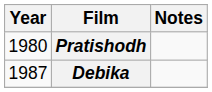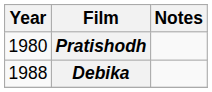(28, 73) 1987 -> (28, 73) 1988
